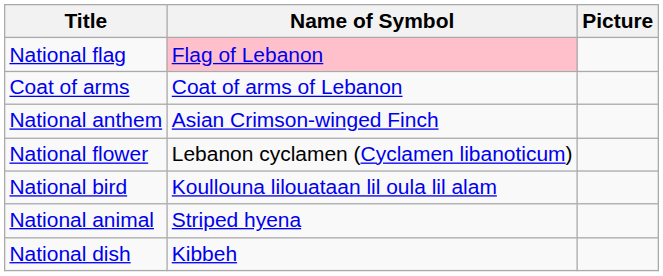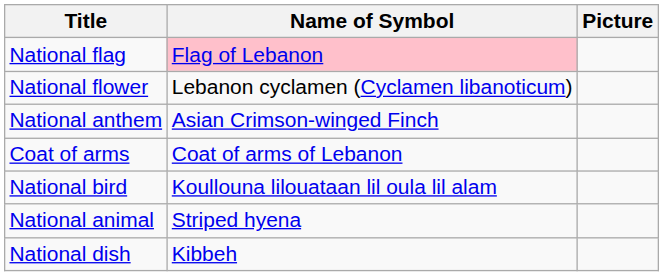rows swapped: (69, 87) <-> (79, 154)
